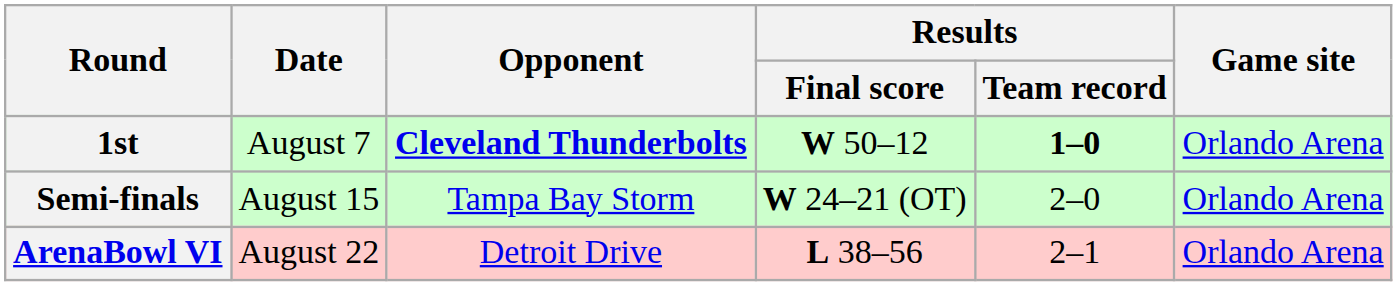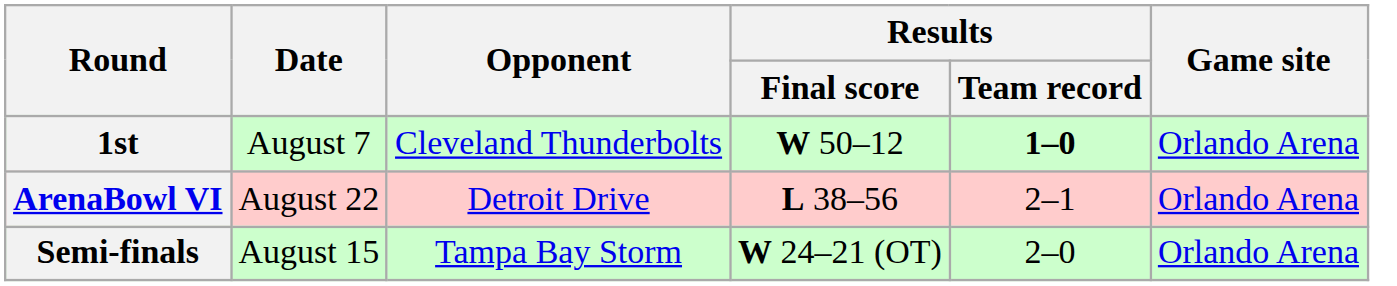(571, 142) bold -> (559, 142) normal
rows swapped: (118, 197) <-> (118, 252)
